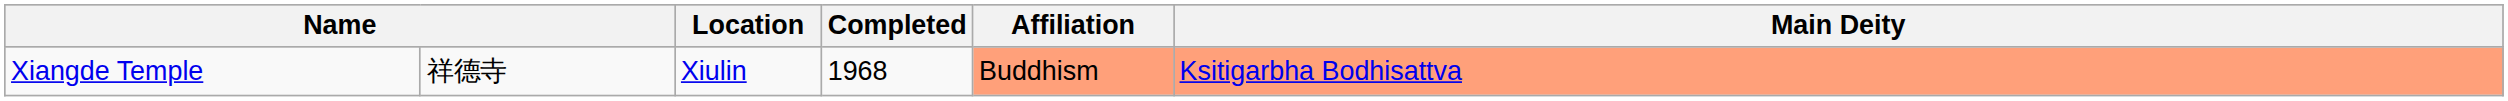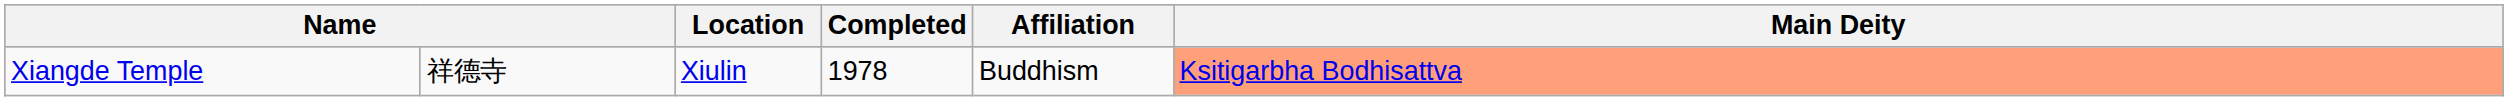(858, 70) 1968 -> (858, 70) 1978
(1039, 70) lightsalmon background -> (1039, 70) no background
